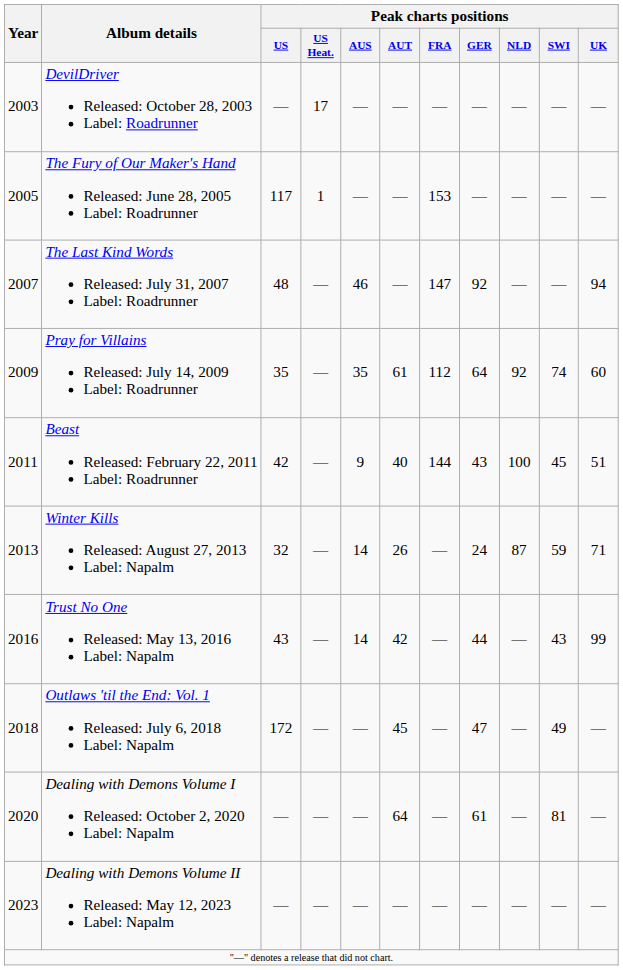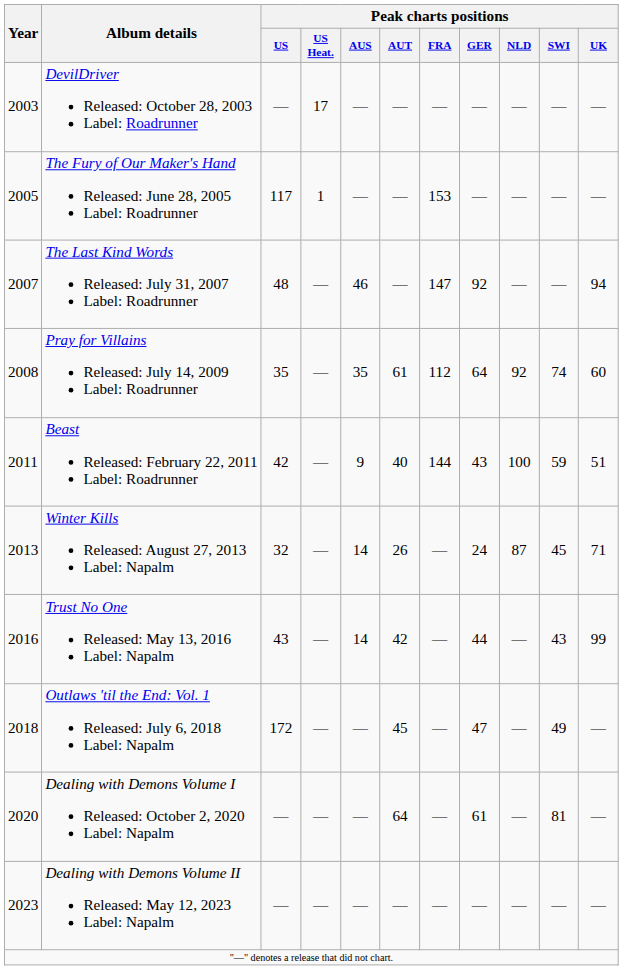(23, 373) 2009 -> (23, 373) 2008
(559, 461) 45 -> (559, 461) 59
(559, 550) 59 -> (559, 550) 45
